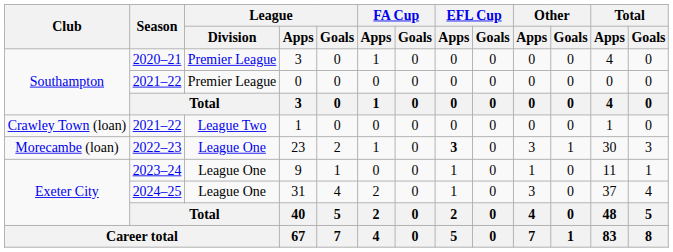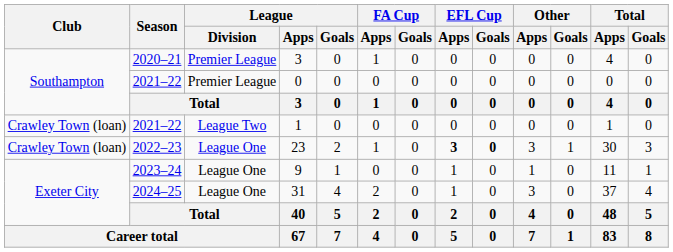(67, 147) Morecambe (loan) -> (67, 147) Crawley Town (loan)
(493, 147) normal -> (493, 147) bold
